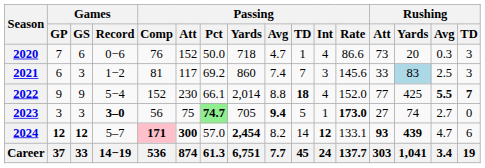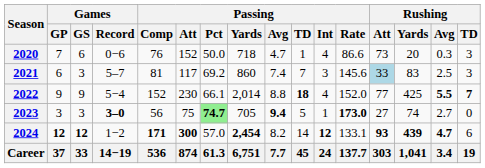(115, 73) 1−2 -> (115, 73) 5–7
(382, 73) no background -> (382, 73) lightblue background
(413, 73) lightblue background -> (413, 73) no background
(115, 133) 5–7 -> (115, 133) 1−2
(157, 133) pink background -> (157, 133) no background
(444, 133) normal -> (444, 133) bold
